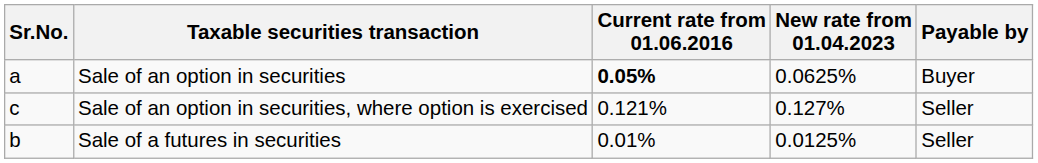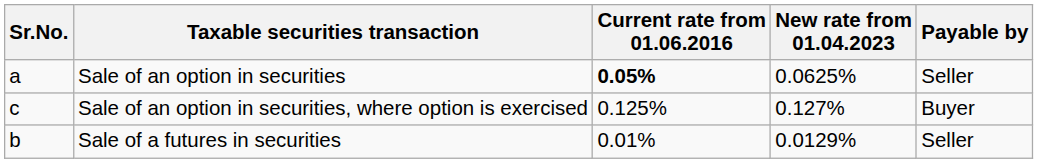(948, 76) Buyer -> (948, 76) Seller
(632, 108) 0.121% -> (632, 108) 0.125%
(948, 108) Seller -> (948, 108) Buyer
(816, 141) 0.0125% -> (816, 141) 0.0129%
